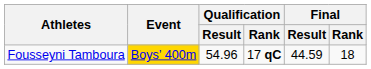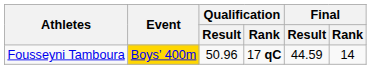(222, 55) 54.96 -> (222, 55) 50.96
(348, 55) 18 -> (348, 55) 14
